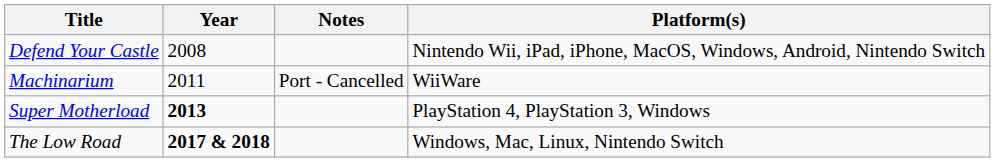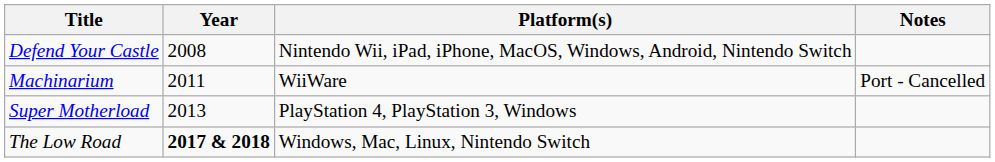columns swapped: (699, 19) <-> (341, 19)
(187, 111) bold -> (187, 111) normal
